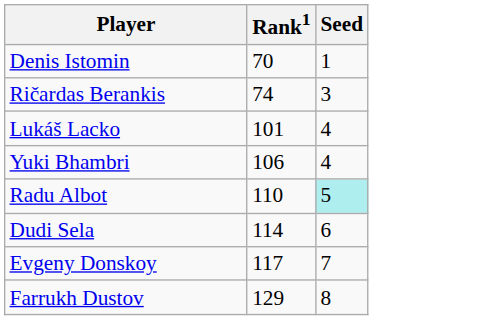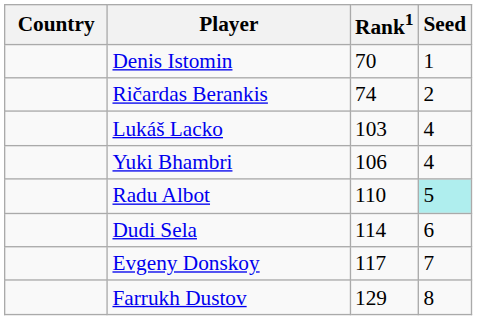+ column: (56, 24)
(326, 94) 3 -> (429, 94) 2
(268, 128) 101 -> (371, 128) 103
